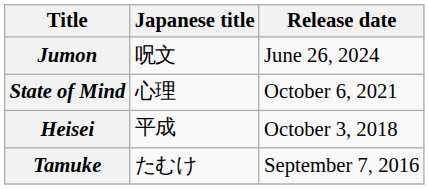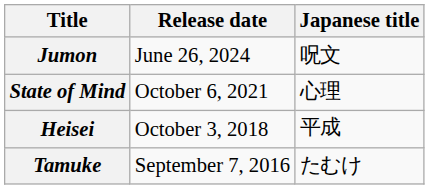columns swapped: (195, 20) <-> (342, 20)
